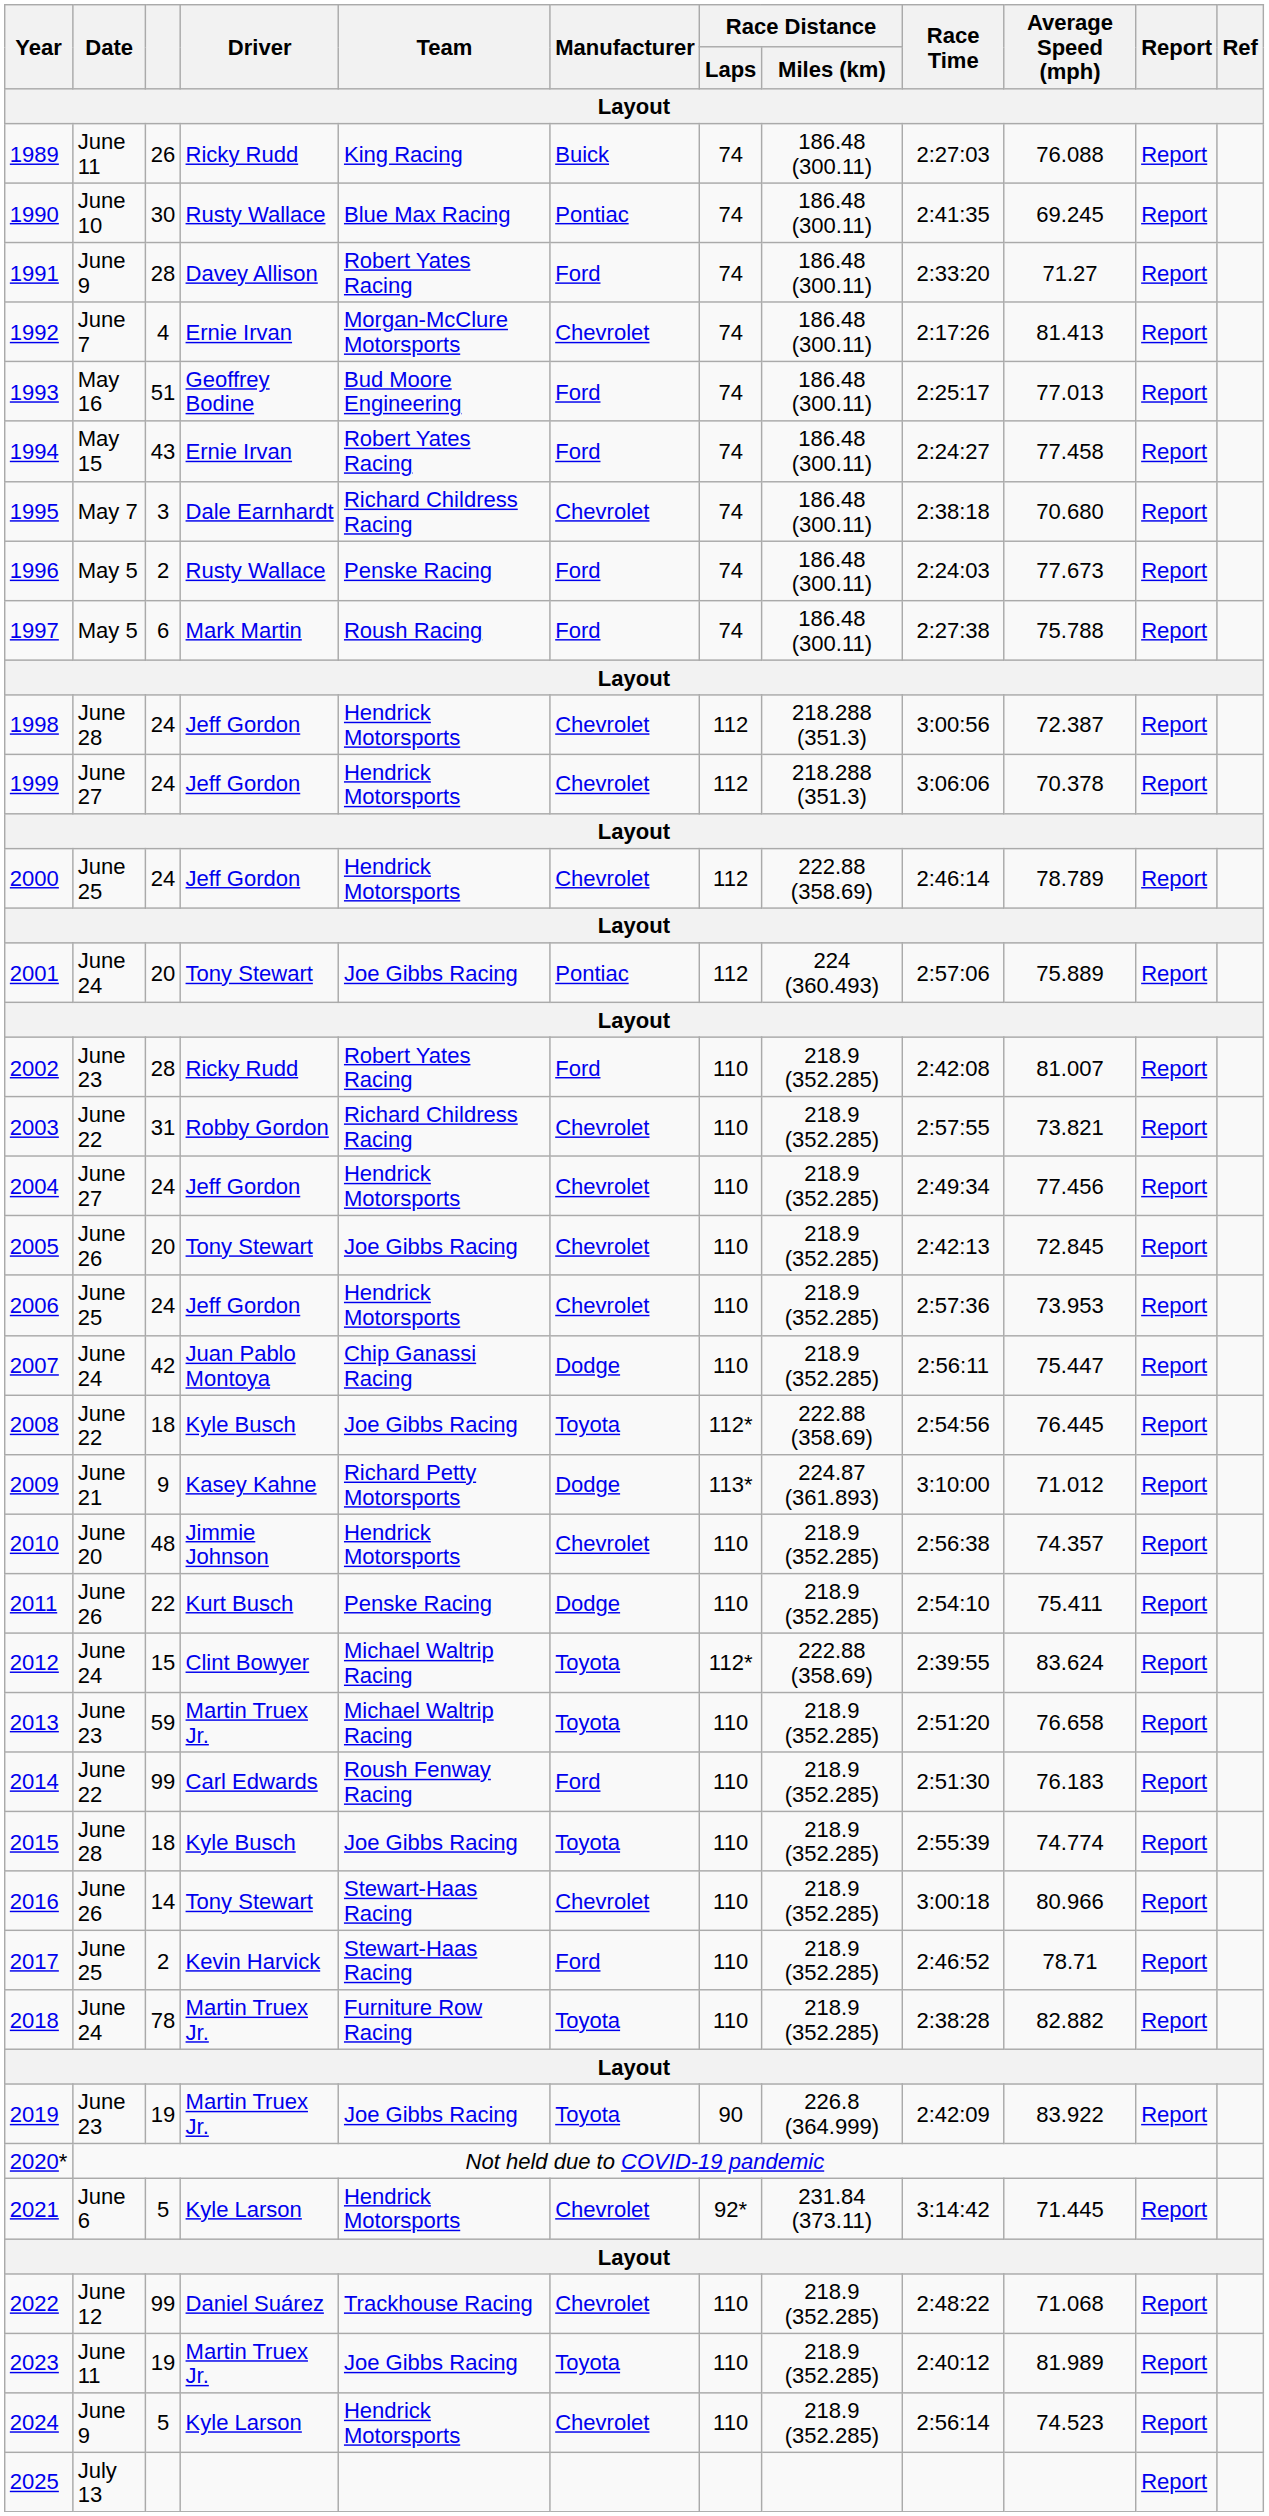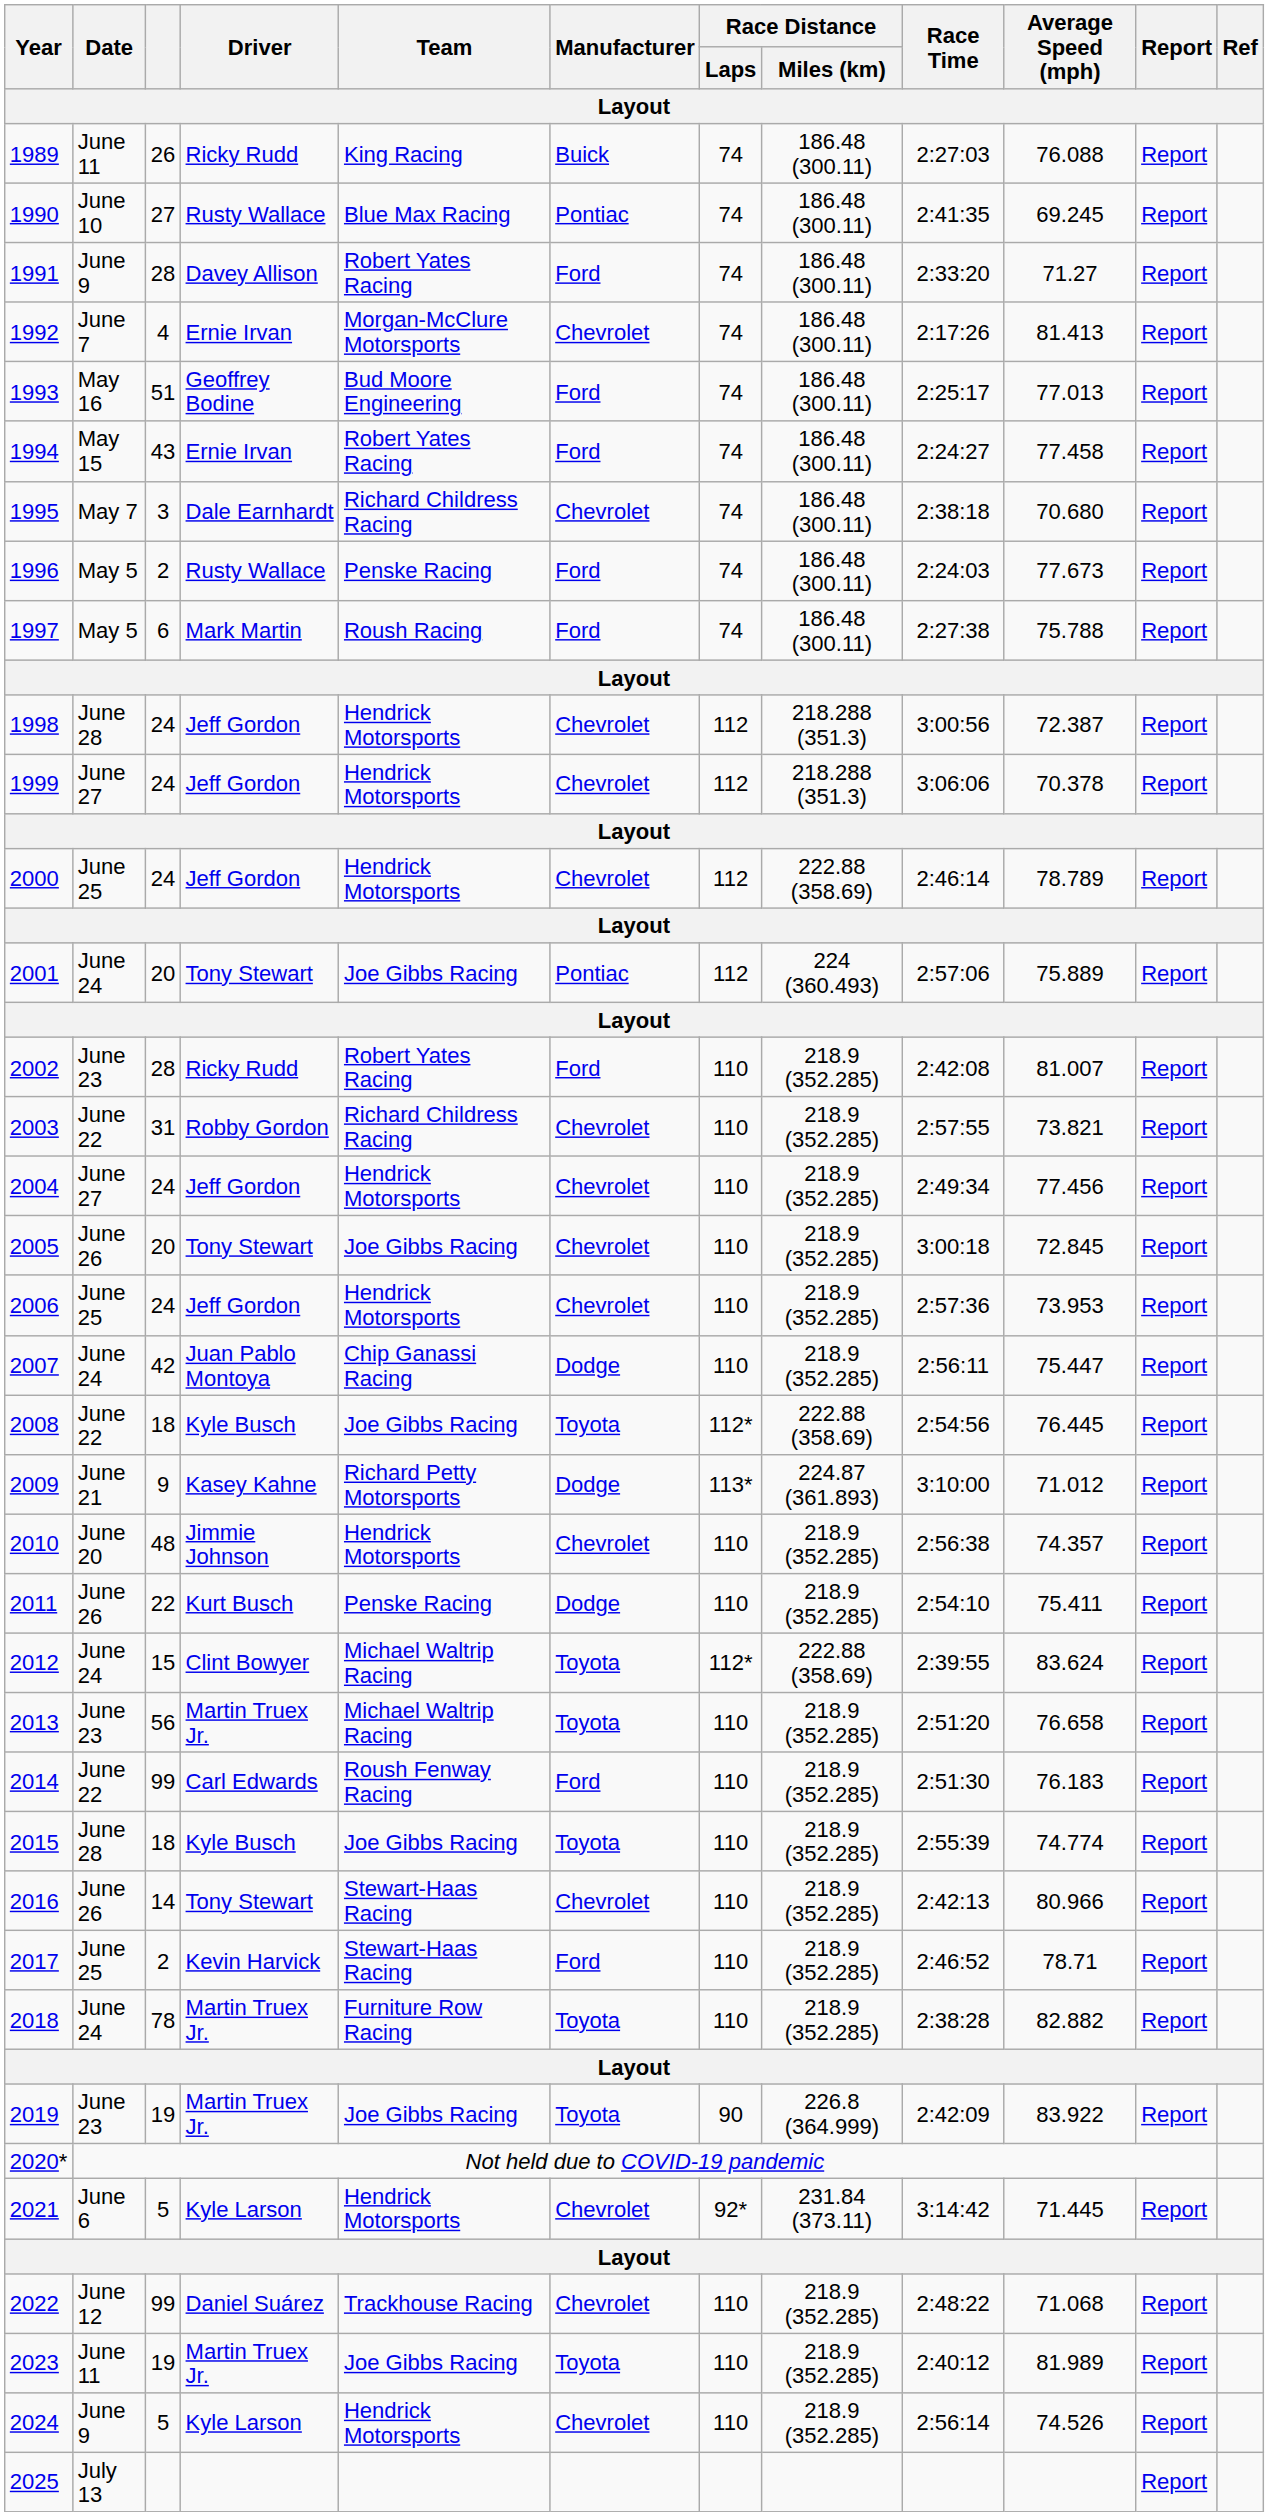(163, 213) 30 -> (163, 213) 27
(953, 1246) 2:42:13 -> (953, 1246) 3:00:18
(163, 1722) 59 -> (163, 1722) 56
(953, 1901) 3:00:18 -> (953, 1901) 2:42:13
(1070, 2422) 74.523 -> (1070, 2422) 74.526
